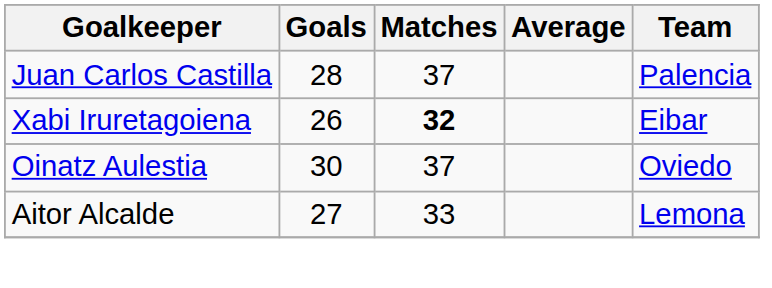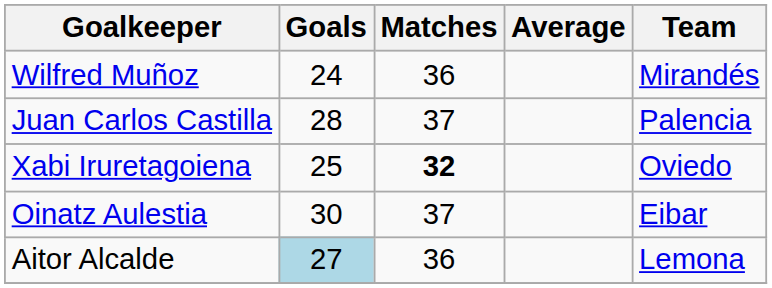+ row: (105, 74)
(326, 120) 26 -> (326, 167) 25
(673, 120) Eibar -> (685, 167) Oviedo
(685, 167) Oviedo -> (673, 213) Eibar
(326, 213) no background -> (326, 259) lightblue background
(439, 213) 33 -> (439, 259) 36
